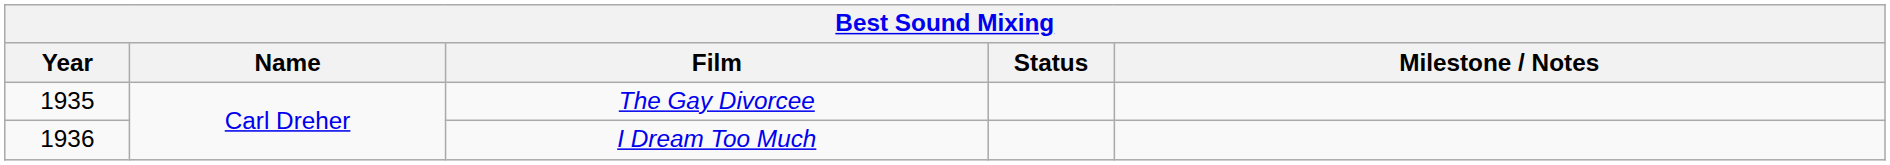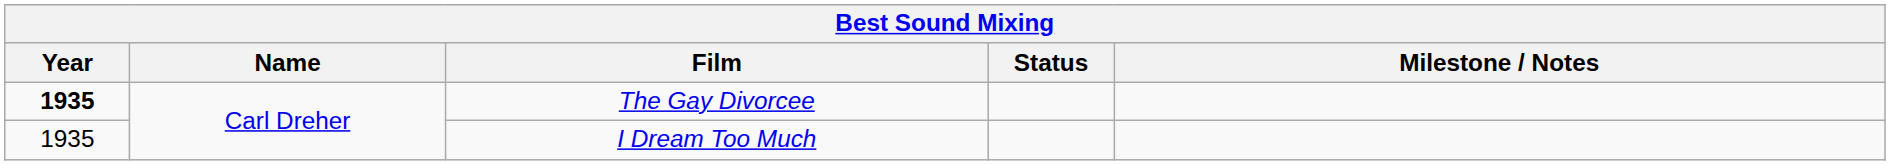(67, 100) normal -> (67, 100) bold
(67, 139) 1936 -> (67, 139) 1935
